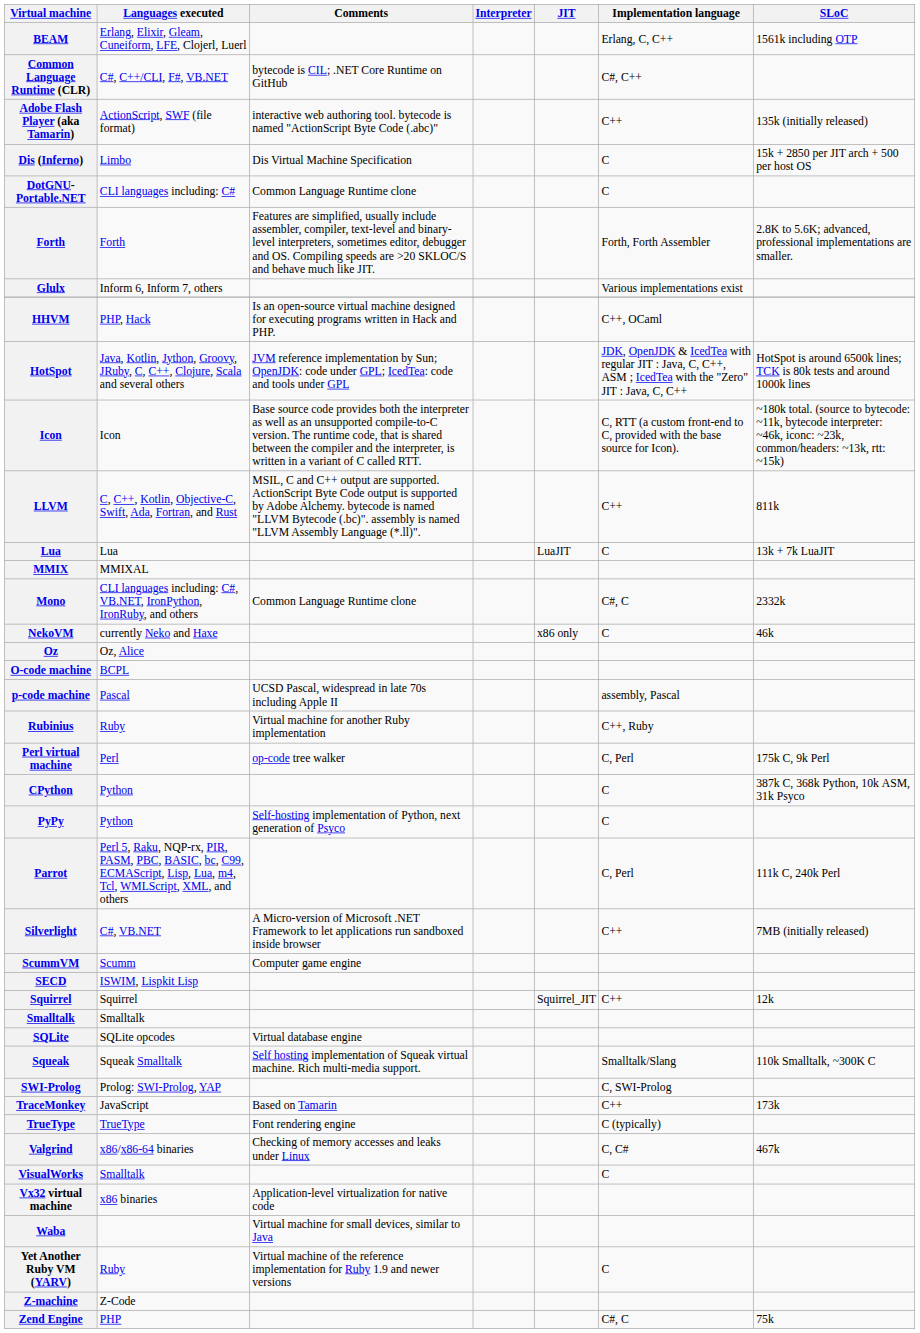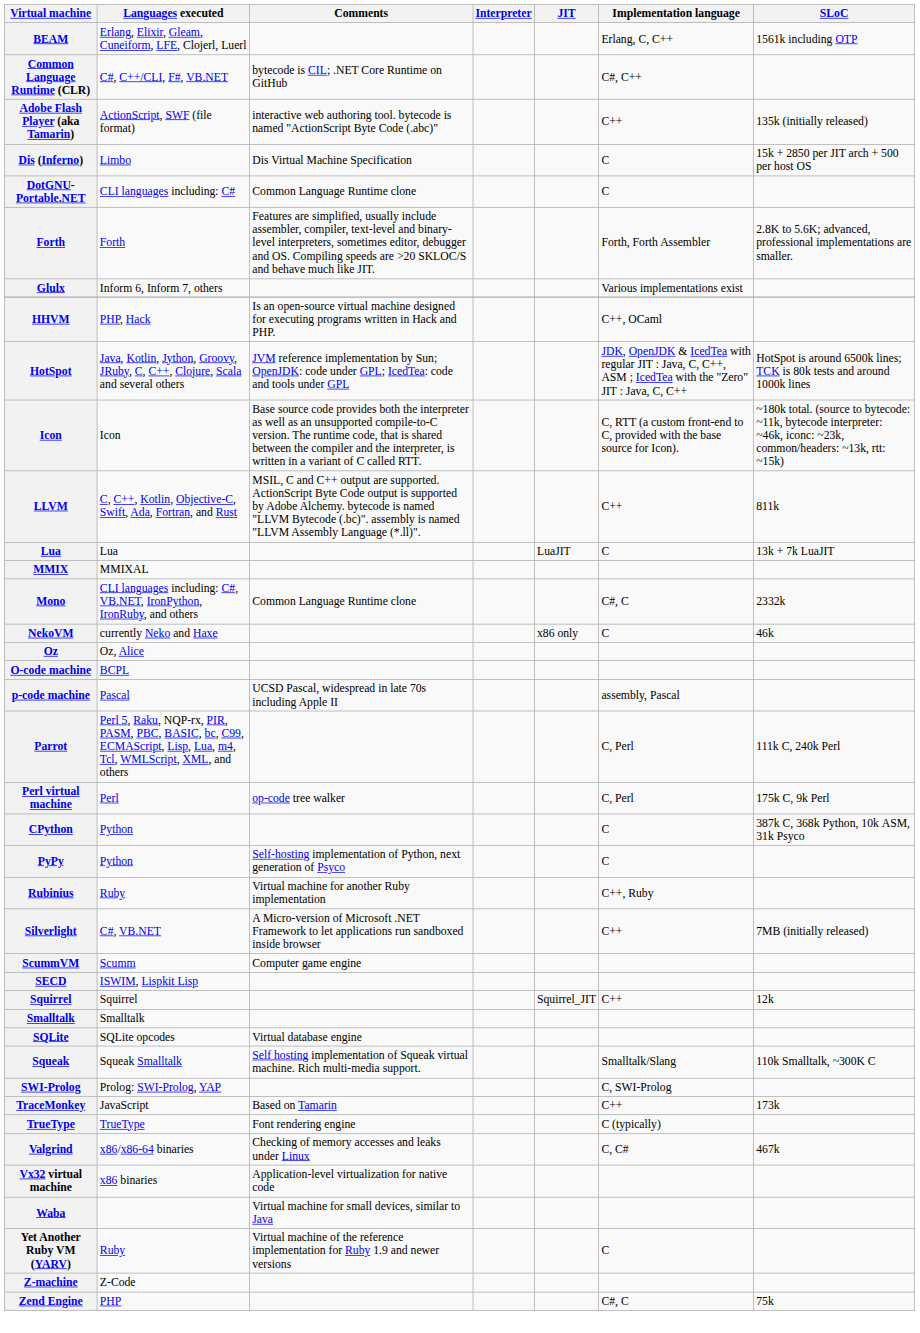rows swapped: (51, 873) <-> (51, 727)
- row: (51, 1174)
